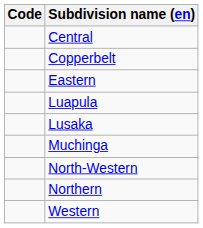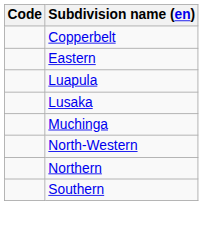- row: (71, 37)
+ row: (76, 189)
- row: (74, 211)
